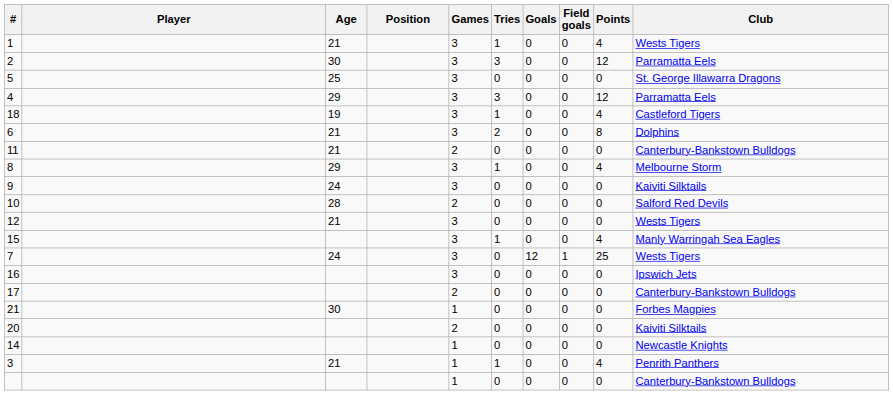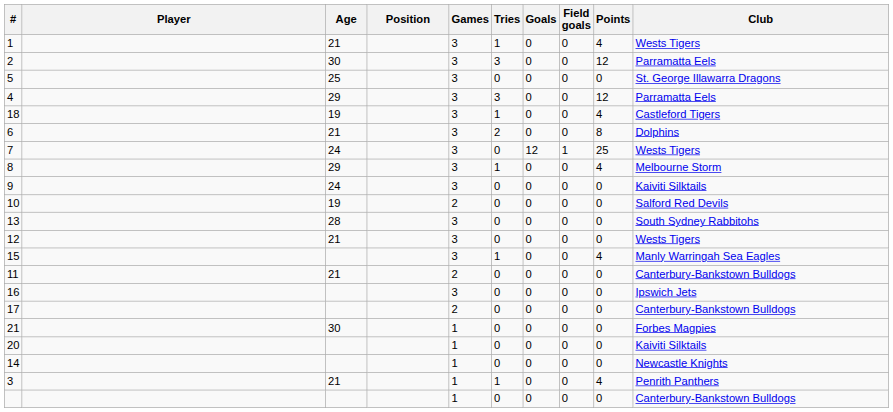rows swapped: (10, 256) <-> (13, 150)
(334, 203) 28 -> (334, 203) 19
+ row: (13, 221)
(455, 327) 2 -> (455, 345) 1
